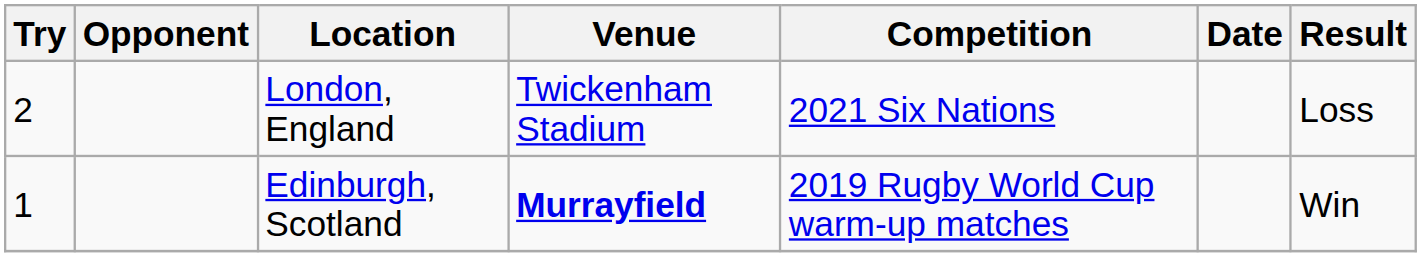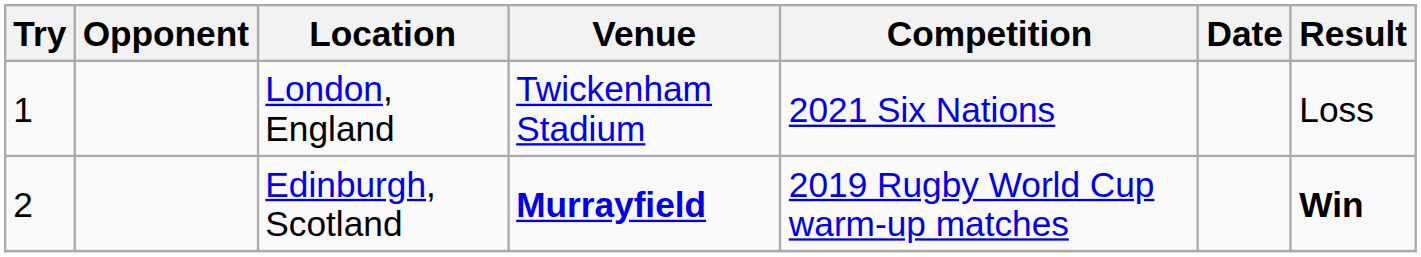(23, 109) 2 -> (23, 109) 1
(23, 204) 1 -> (23, 204) 2
(1330, 204) normal -> (1331, 204) bold
